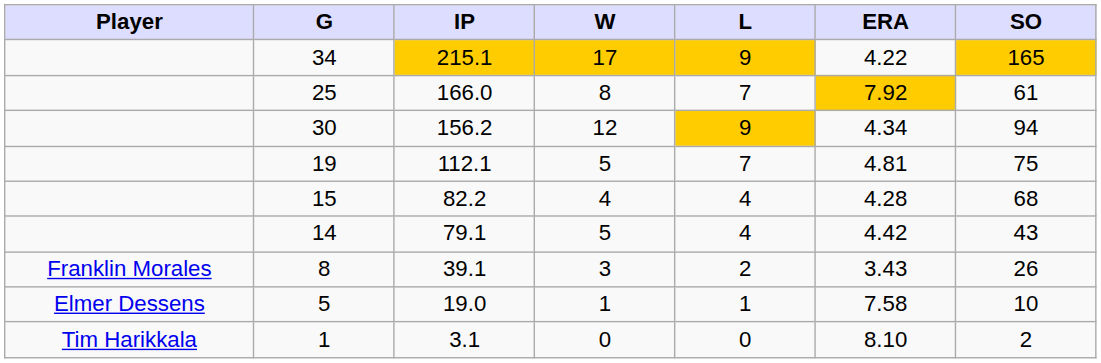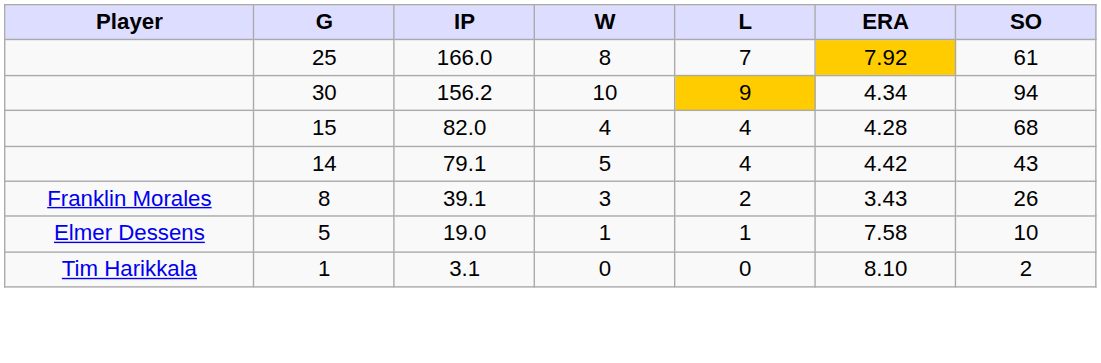- row: (324, 57)
(605, 127) 12 -> (605, 92) 10
- row: (324, 163)
(465, 198) 82.2 -> (465, 127) 82.0
